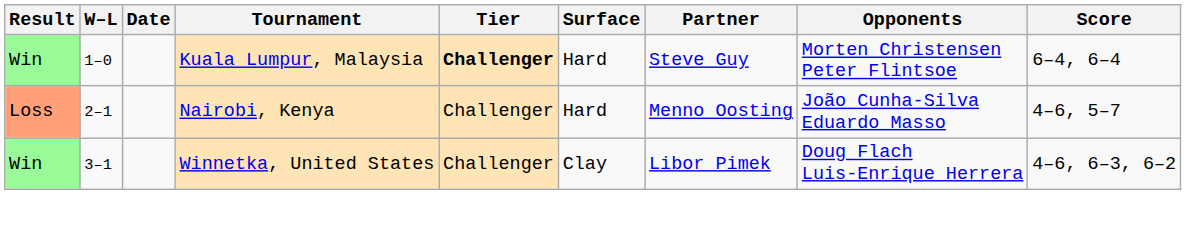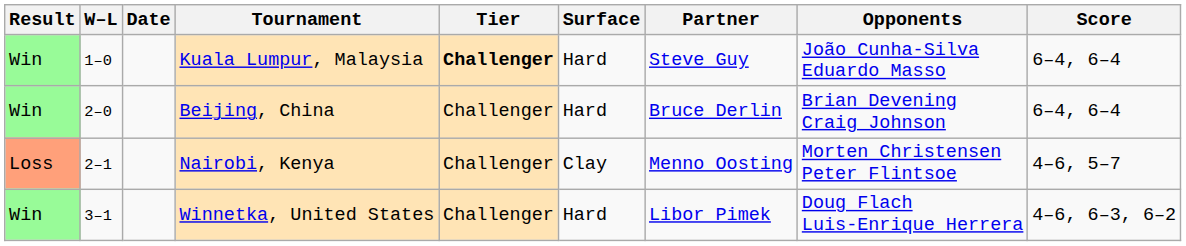(902, 60) Morten Christensen Peter Flintsoe -> (890, 60) João Cunha-Silva Eduardo Masso
+ row: (257, 112)
(585, 112) Hard -> (585, 163) Clay
(890, 112) João Cunha-Silva Eduardo Masso -> (902, 163) Morten Christensen Peter Flintsoe
(585, 163) Clay -> (585, 215) Hard
